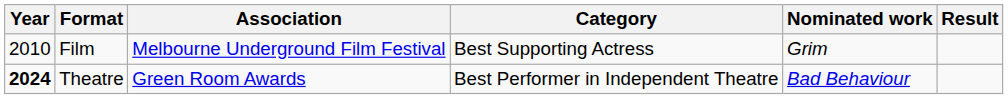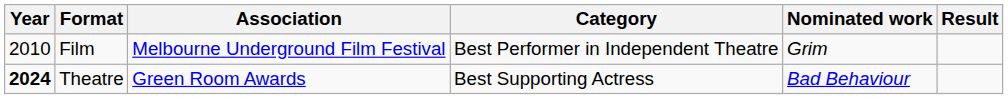(554, 49) Best Supporting Actress -> (616, 49) Best Performer in Independent Theatre
(616, 78) Best Performer in Independent Theatre -> (554, 78) Best Supporting Actress
